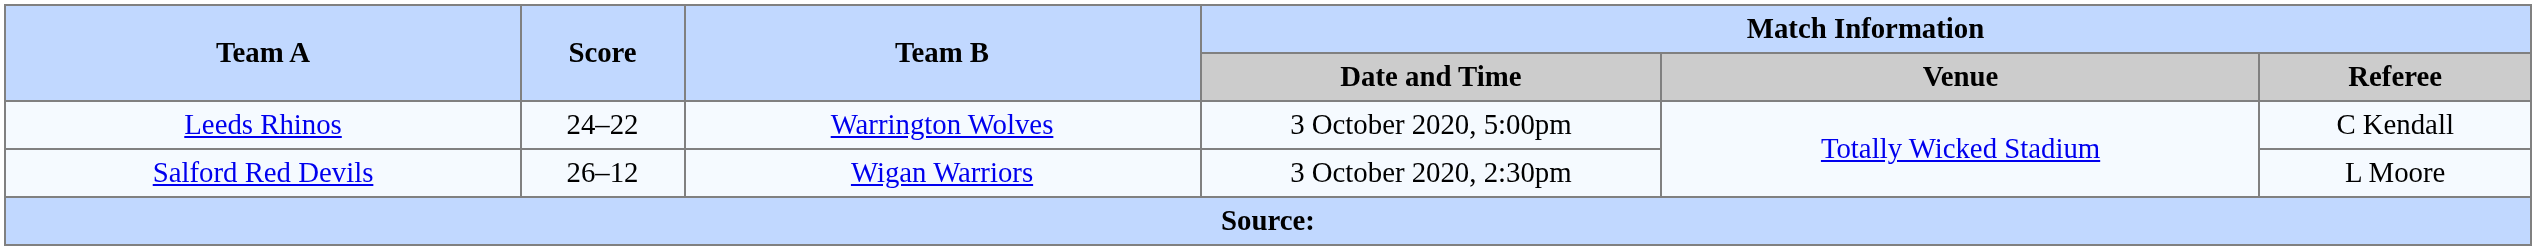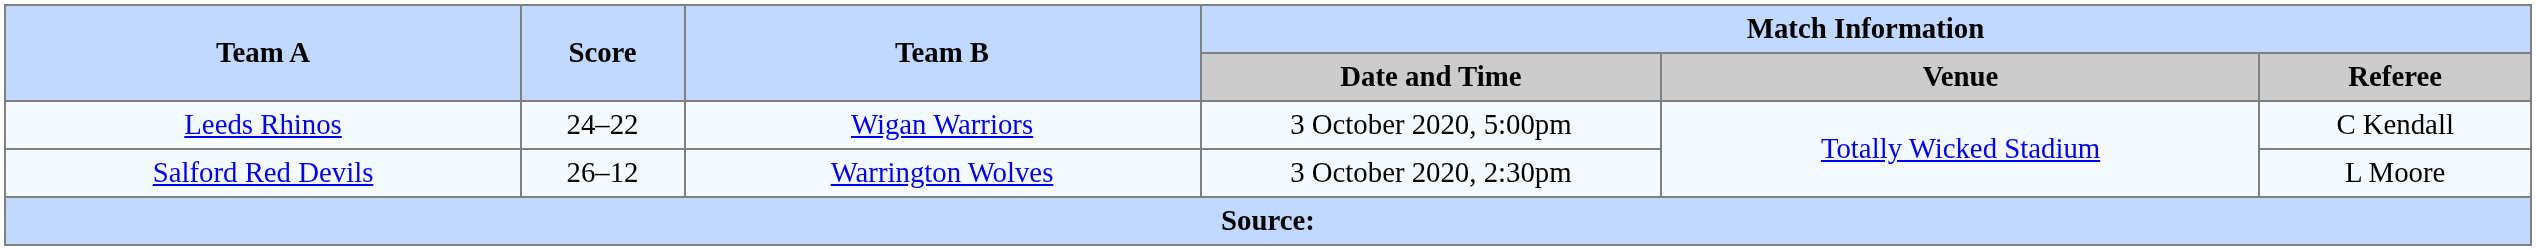(942, 124) Warrington Wolves -> (942, 124) Wigan Warriors
(942, 172) Wigan Warriors -> (942, 172) Warrington Wolves
